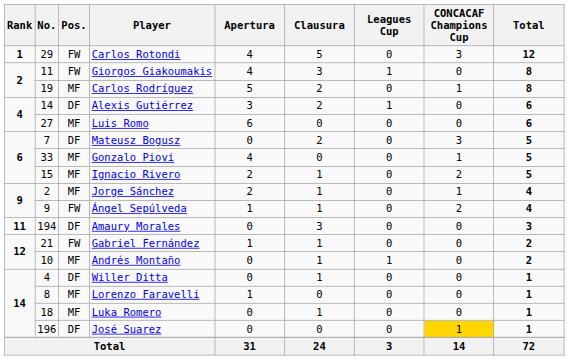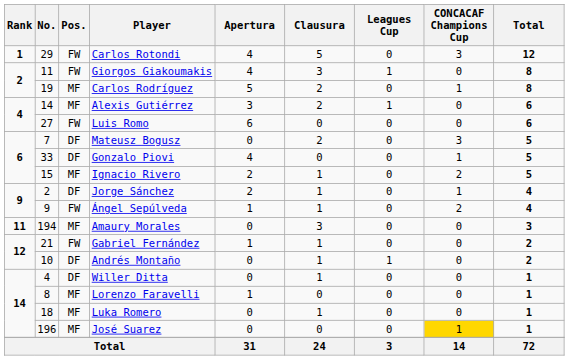(74, 106) DF -> (74, 106) MF
(74, 123) MF -> (74, 123) FW
(74, 157) MF -> (74, 157) DF
(74, 192) MF -> (74, 192) DF
(74, 226) DF -> (74, 226) MF
(74, 260) MF -> (74, 260) DF
(74, 329) DF -> (74, 329) MF
